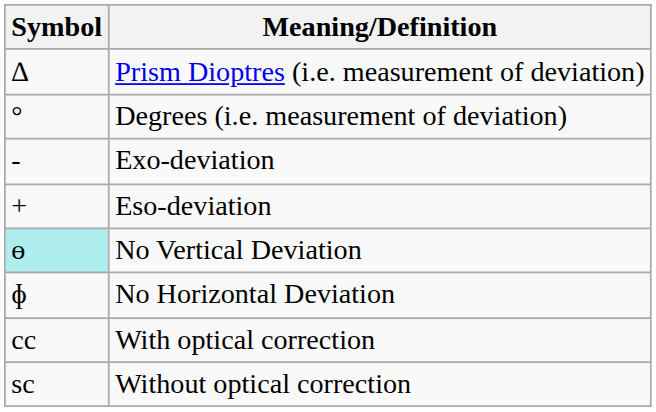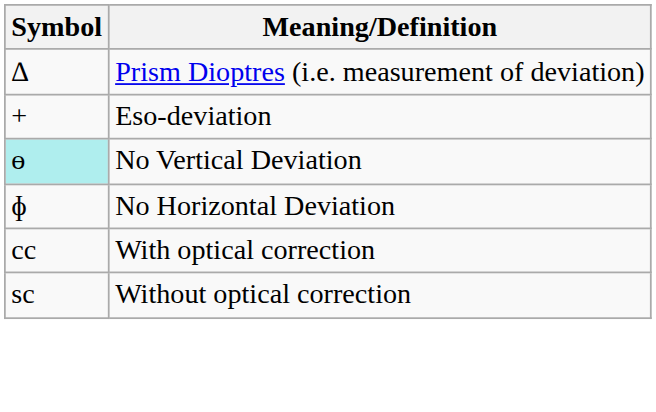- row: (341, 116)
- row: (195, 160)
